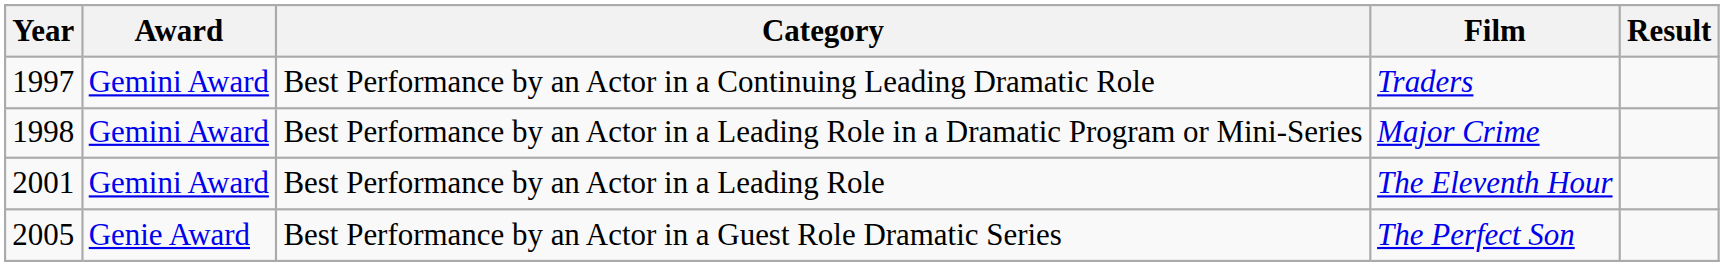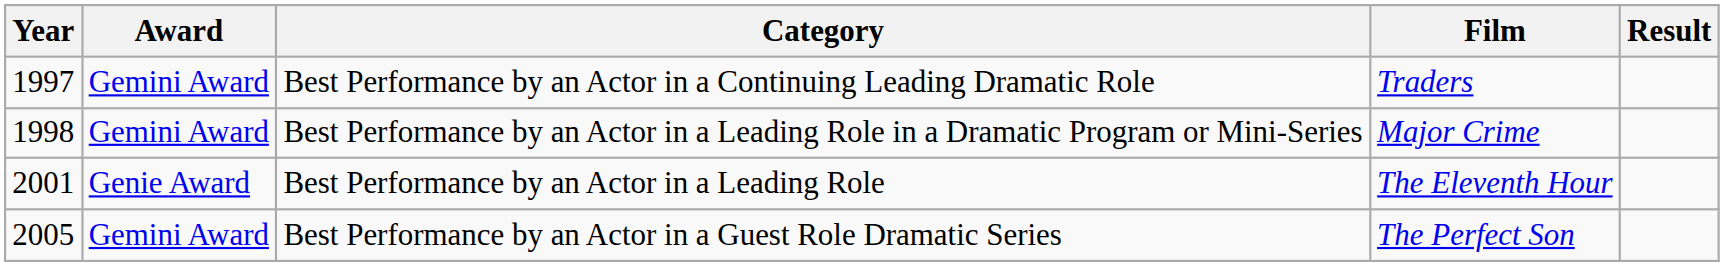(179, 183) Gemini Award -> (169, 183) Genie Award
(169, 234) Genie Award -> (179, 234) Gemini Award
